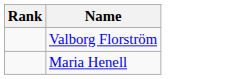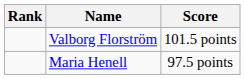+ column: (200, 16)
